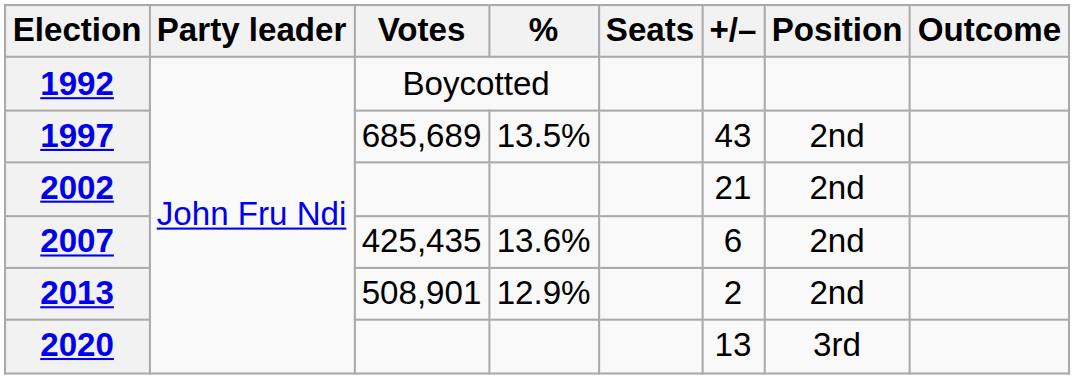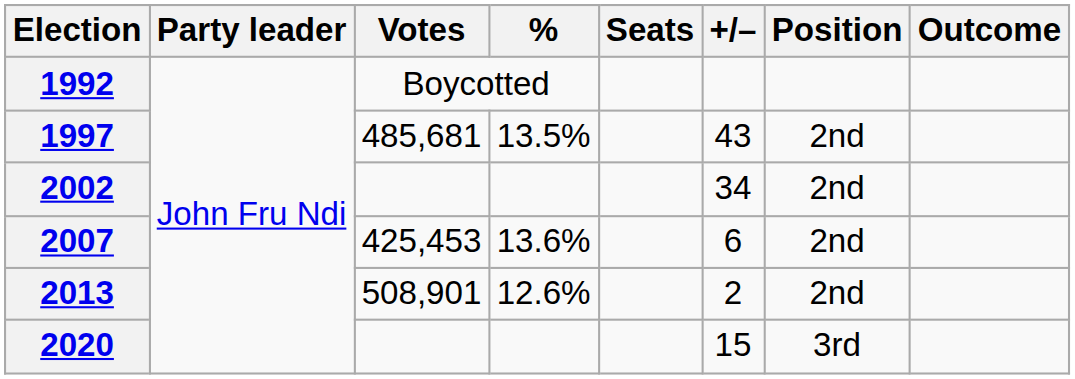(422, 135) 685,689 -> (422, 135) 485,681
(733, 188) 21 -> (733, 188) 34
(422, 240) 425,435 -> (422, 240) 425,453
(544, 293) 12.9% -> (544, 293) 12.6%
(733, 345) 13 -> (733, 345) 15
